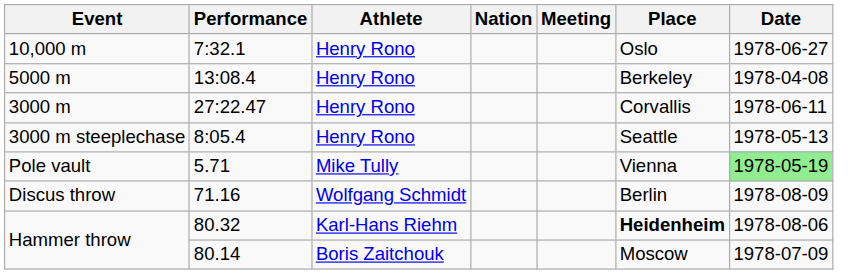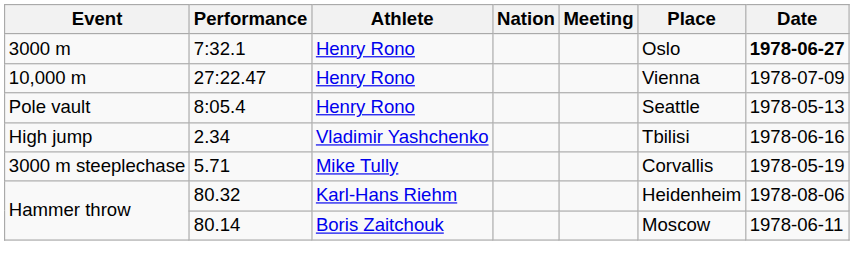(48, 48) 10,000 m -> (40, 48) 3000 m
(781, 48) normal -> (797, 48) bold
- row: (225, 78)
(40, 107) 3000 m -> (48, 78) 10,000 m
(655, 107) Corvallis -> (671, 78) Vienna
(780, 107) 1978-06-11 -> (797, 78) 1978-07-09
(97, 136) 3000 m steeplechase -> (50, 107) Pole vault
+ row: (212, 136)
(50, 166) Pole vault -> (97, 166) 3000 m steeplechase
(648, 166) Vienna -> (678, 166) Corvallis
(781, 166) lightgreen background -> (797, 166) no background
- row: (217, 195)
(672, 225) bold -> (692, 195) normal
(781, 254) 1978-07-09 -> (796, 225) 1978-06-11
